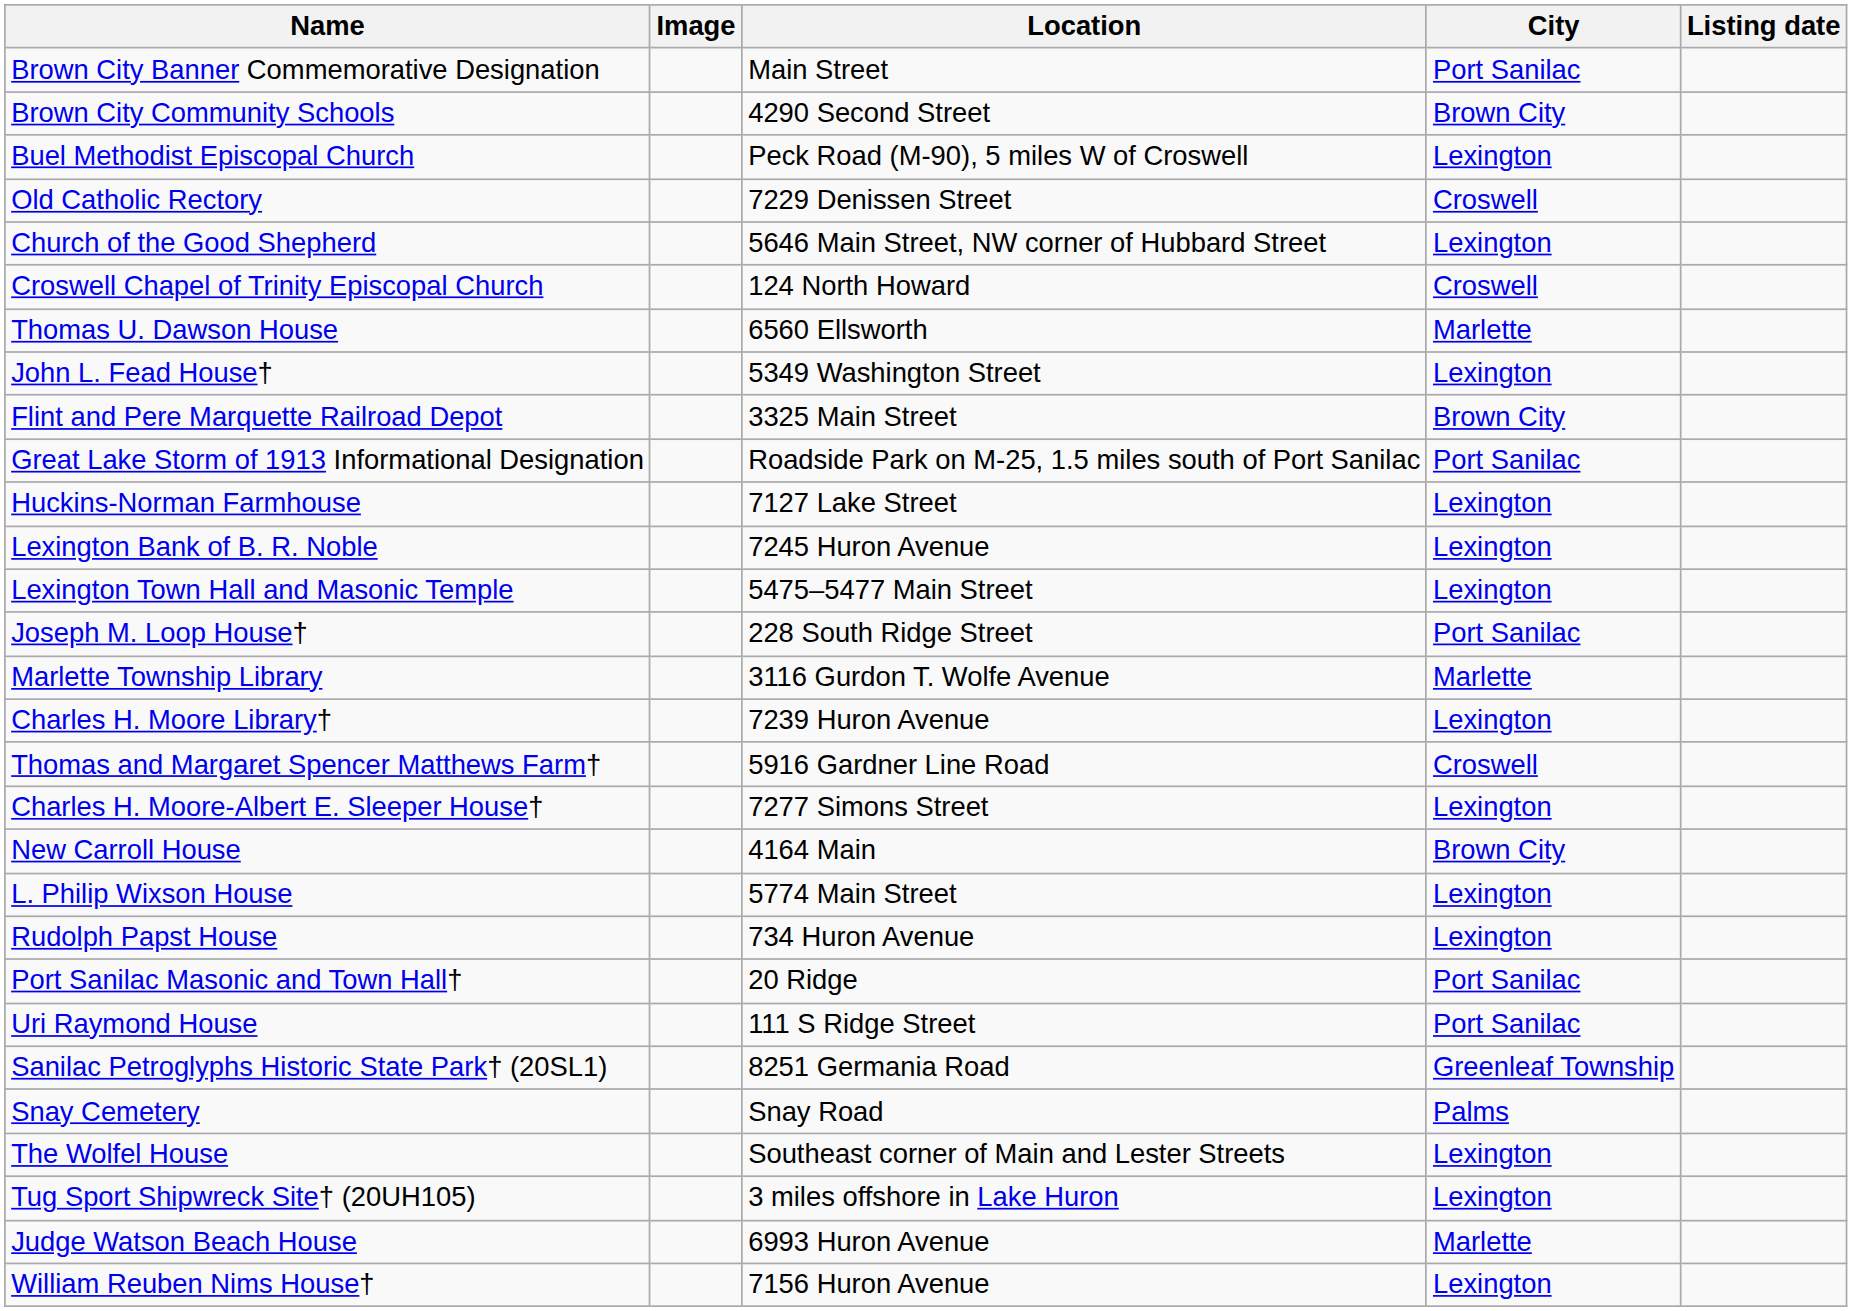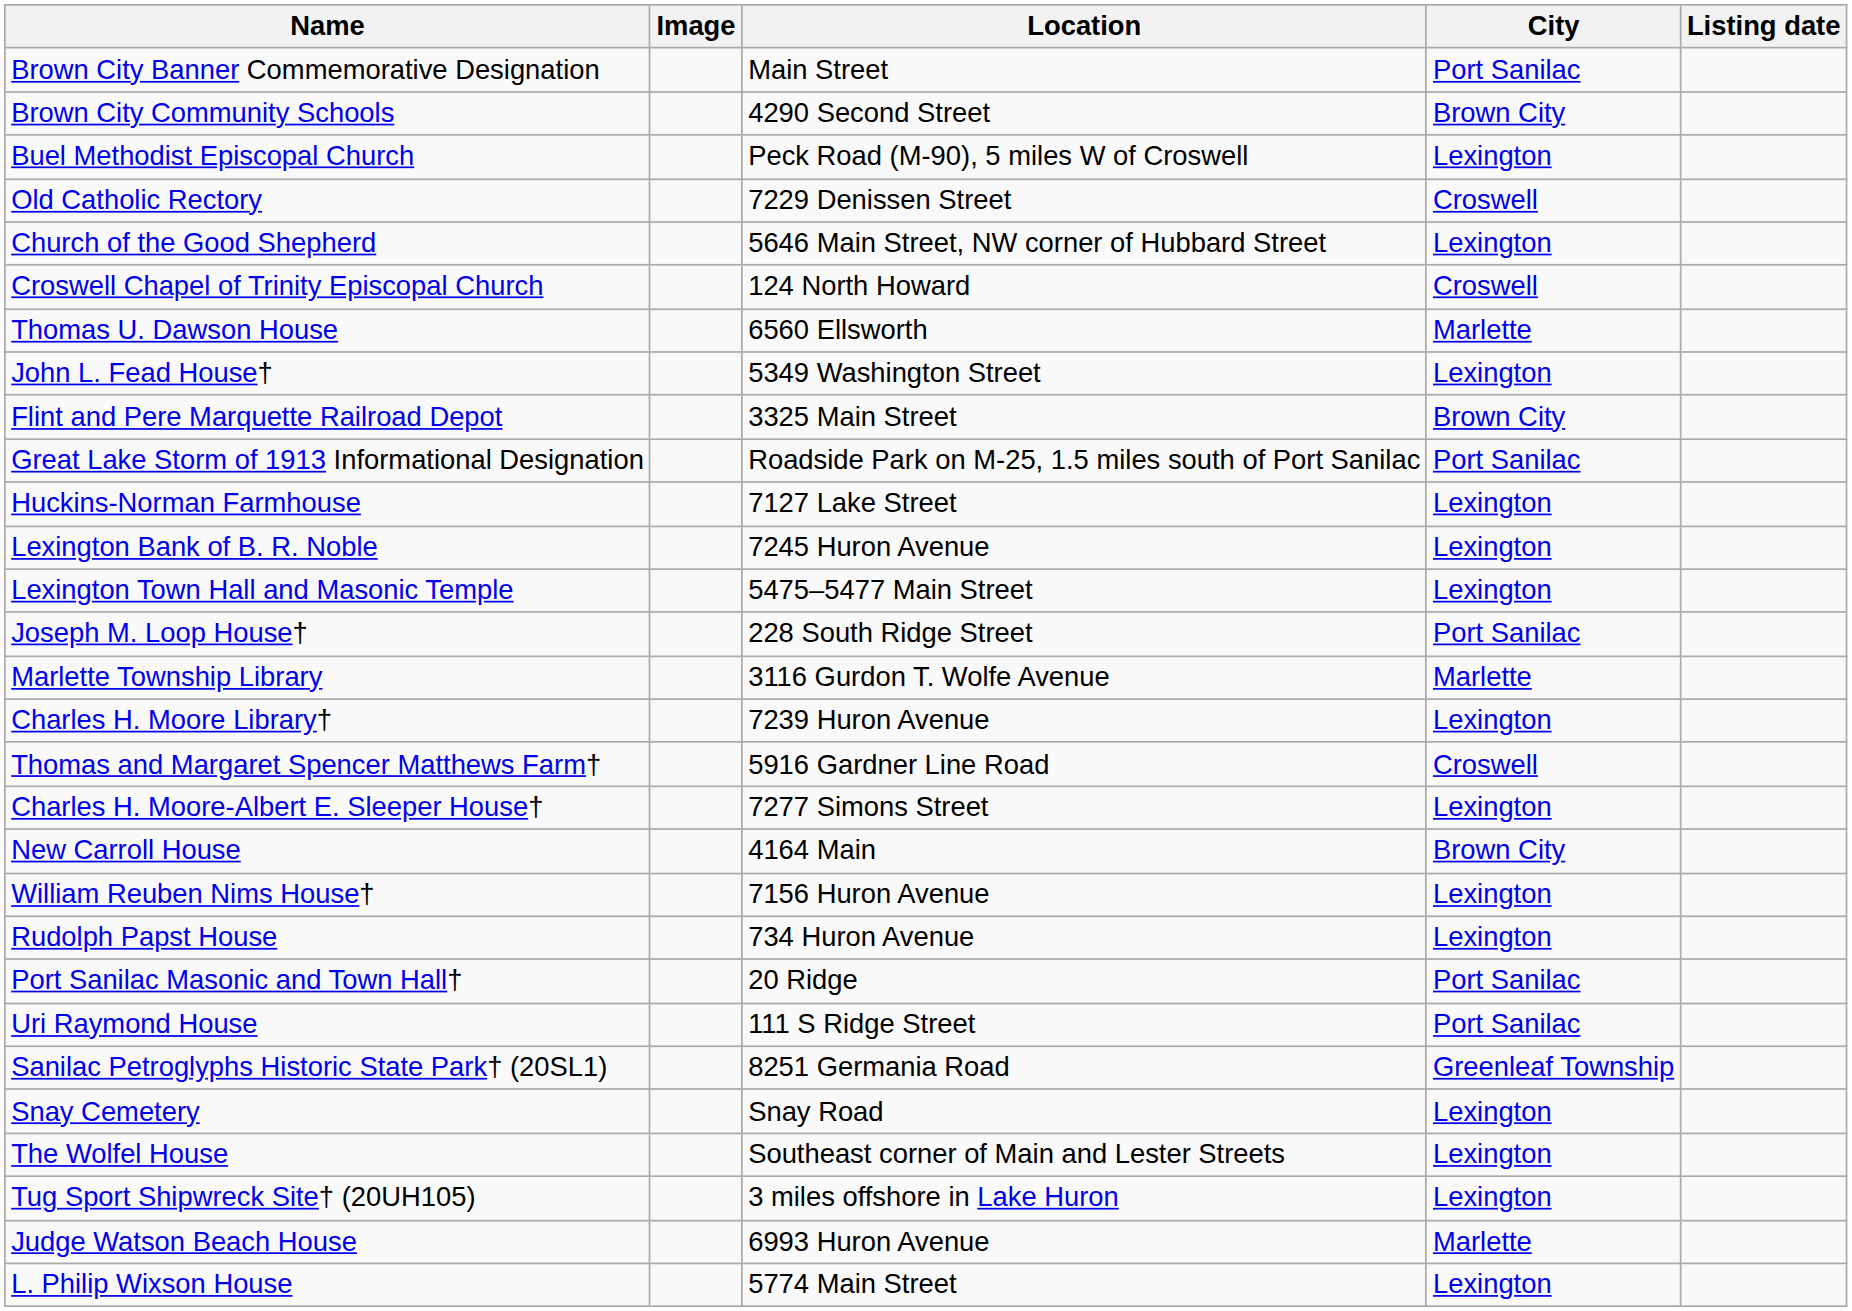rows swapped: (193, 1284) <-> (152, 894)
(1471, 1110) Palms -> (1492, 1110) Lexington
